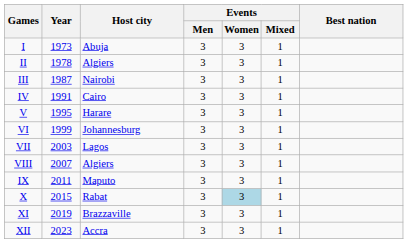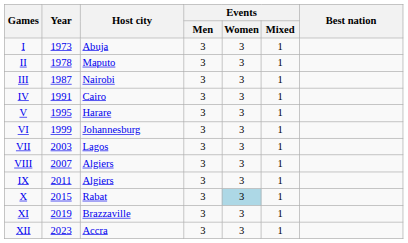(98, 63) Algiers -> (99, 63) Maputo
(99, 180) Maputo -> (98, 180) Algiers
